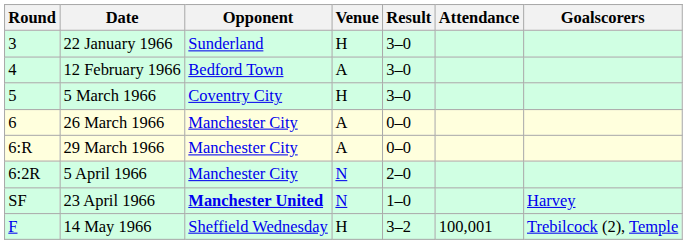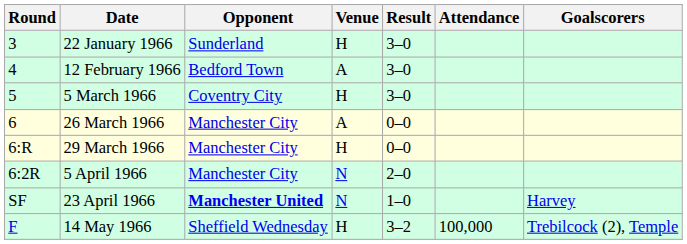(341, 148) A -> (341, 148) H
(466, 226) 100,001 -> (466, 226) 100,000
